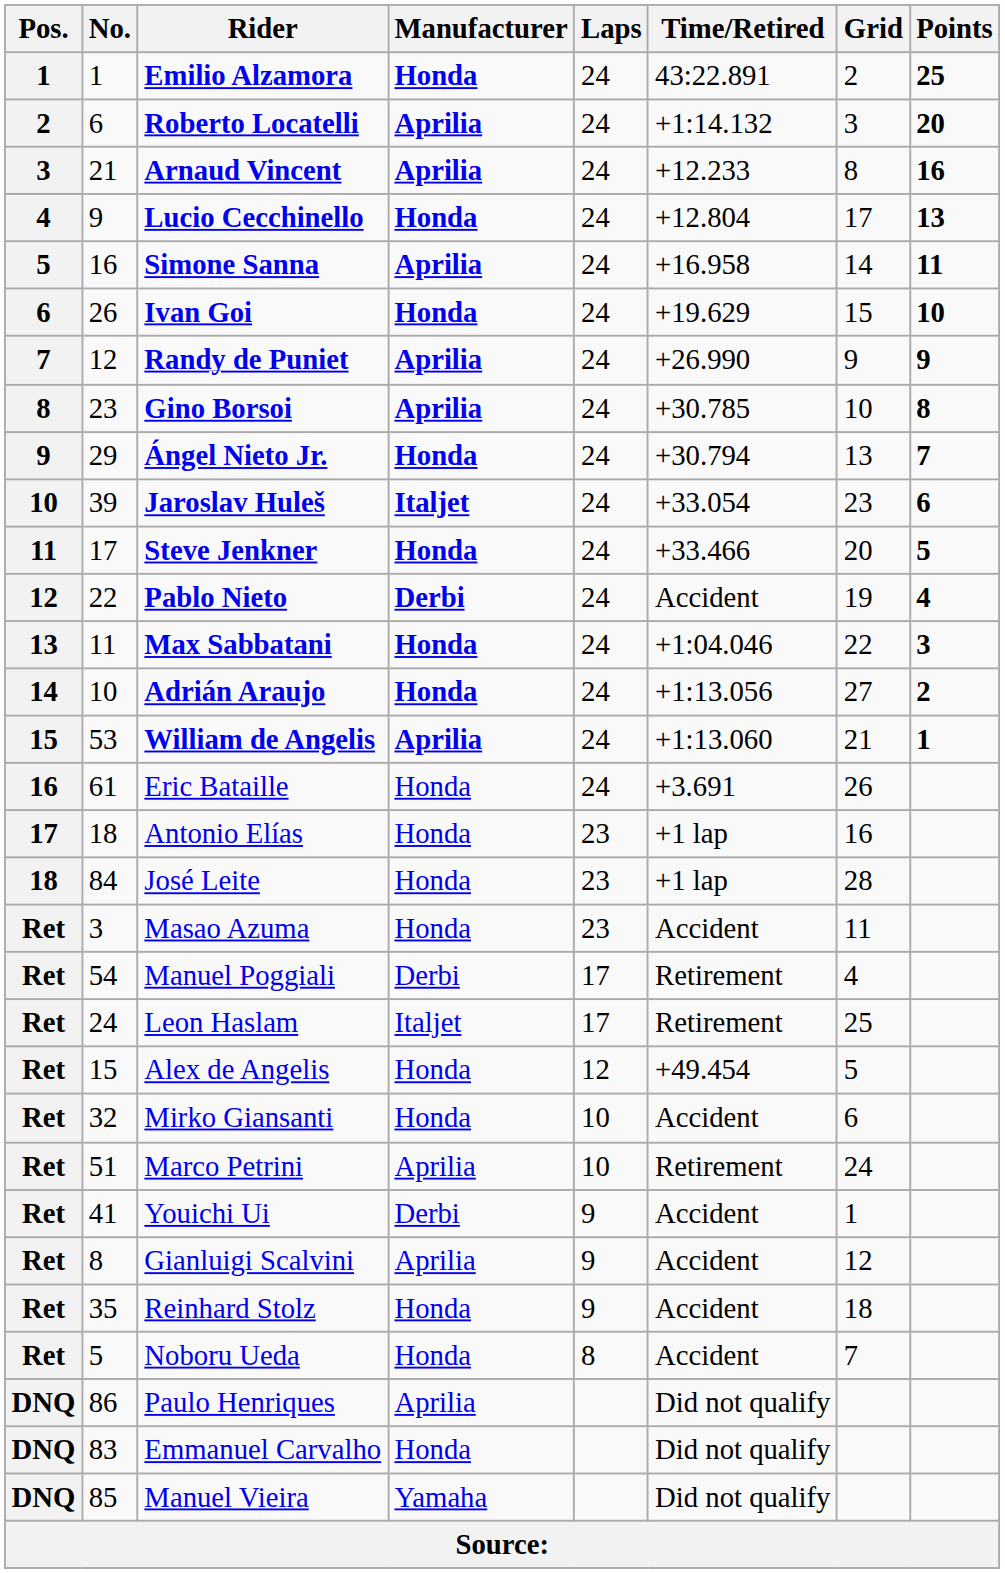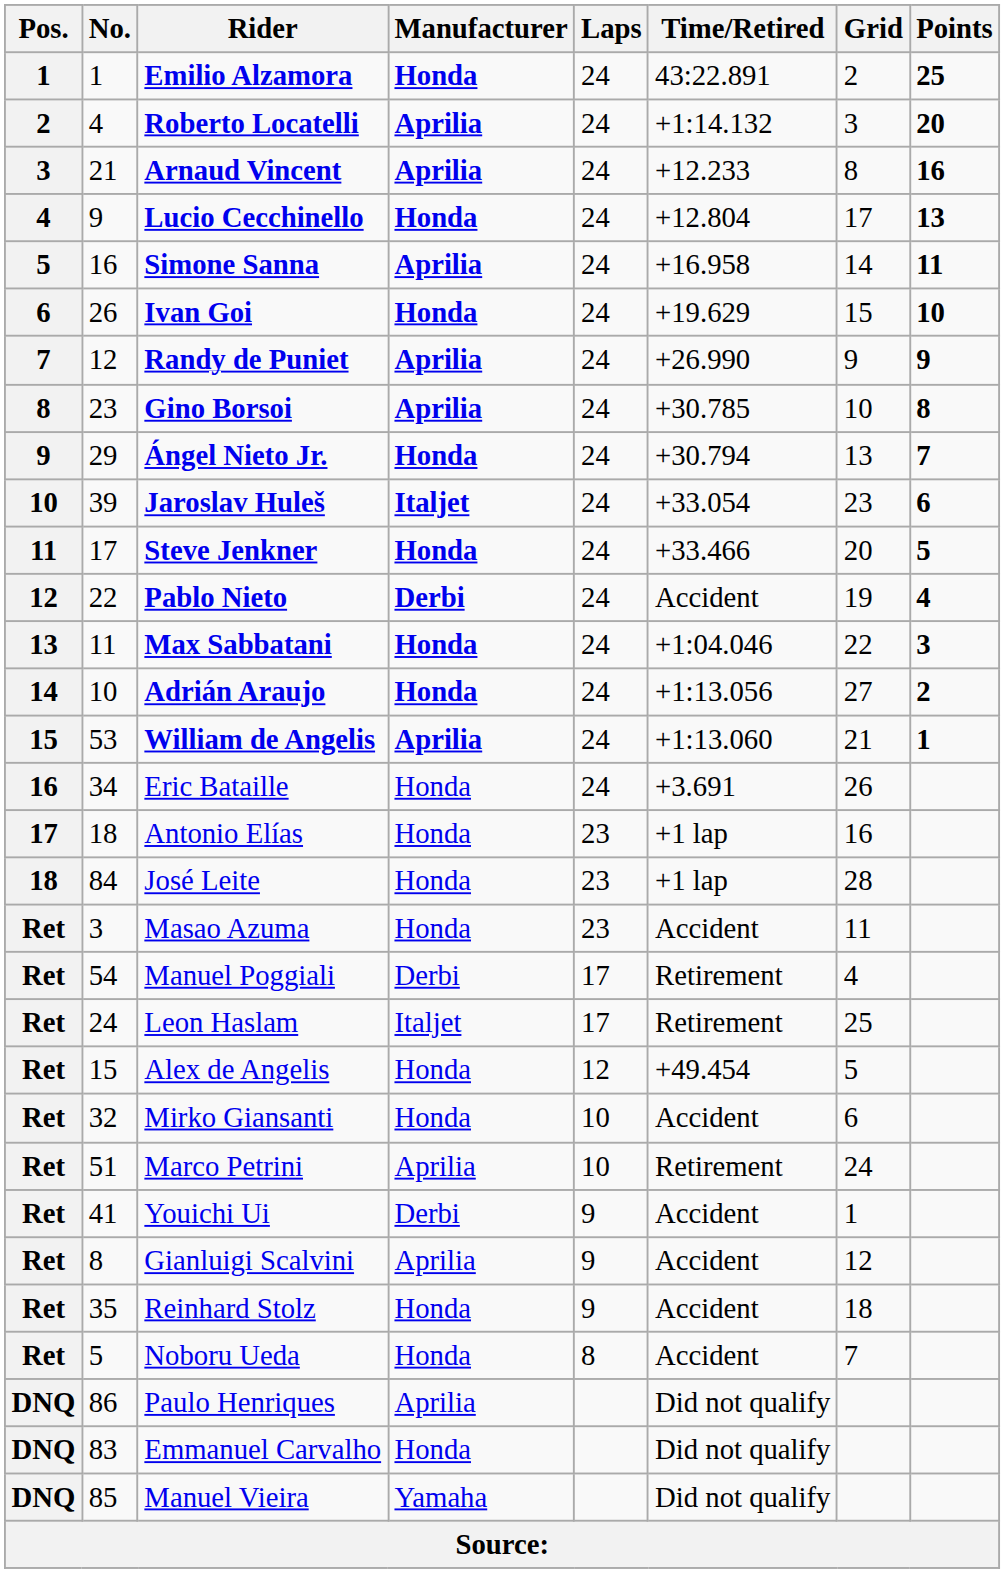(96, 123) 6 -> (96, 123) 4
(103, 786) 61 -> (103, 786) 34
